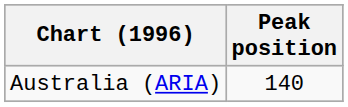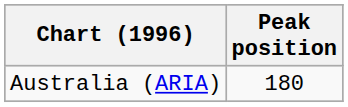(284, 84) 140 -> (284, 84) 180
